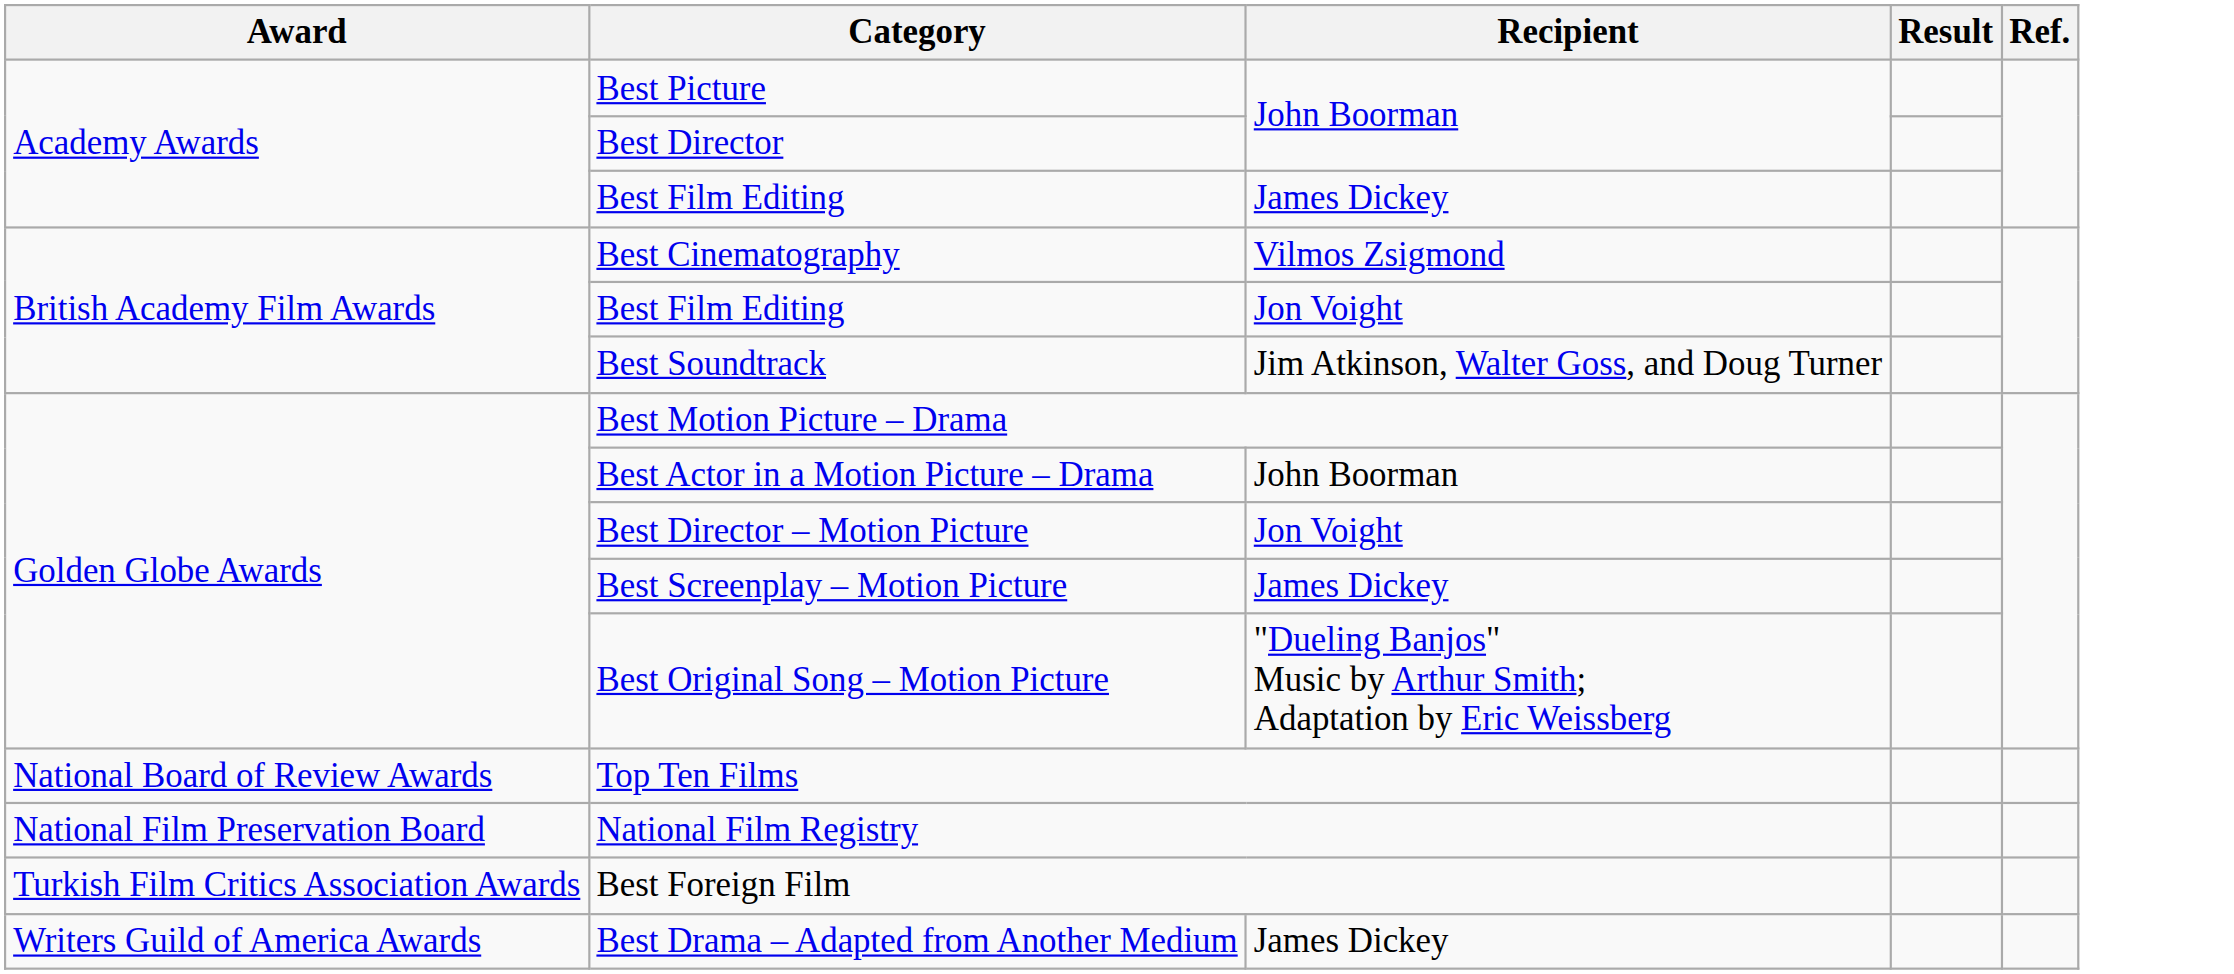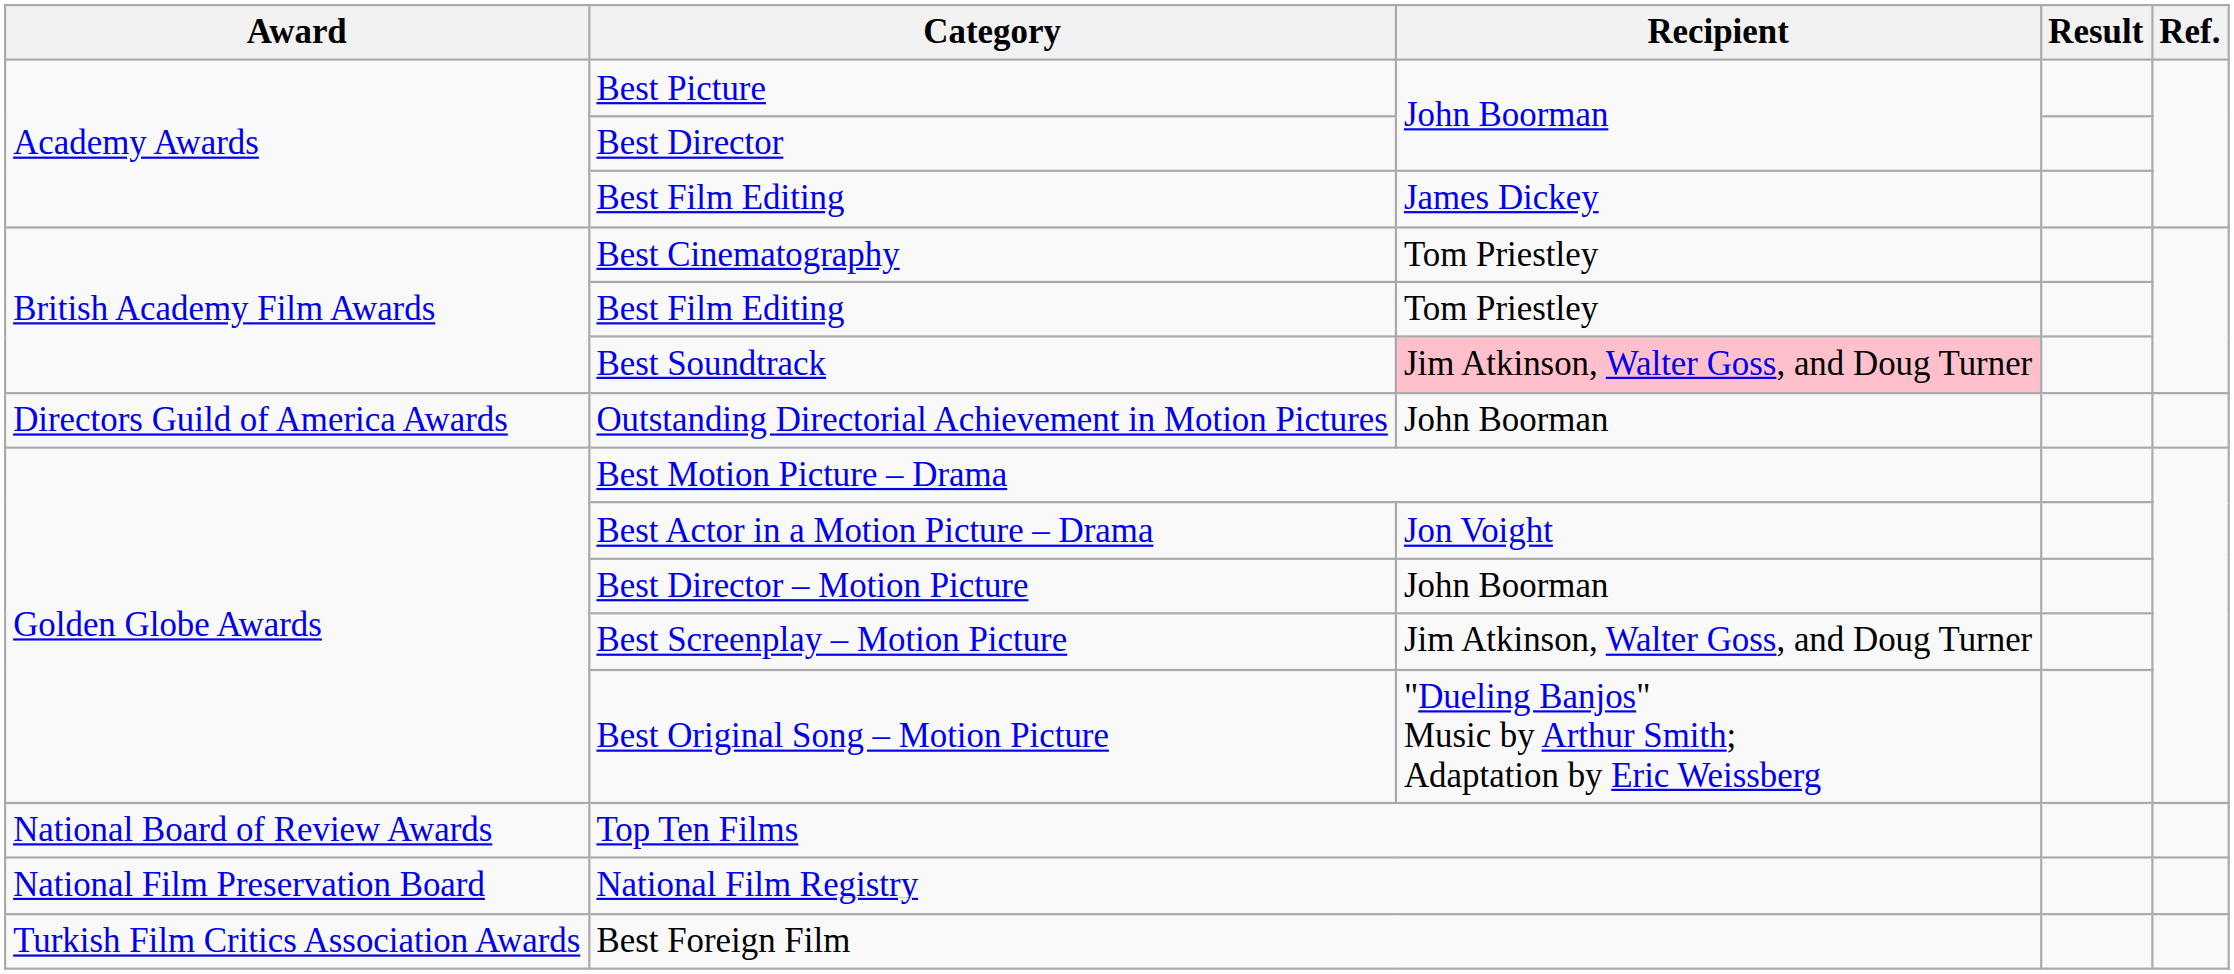(1379, 253) Vilmos Zsigmond -> (1501, 253) Tom Priestley
(1328, 308) Jon Voight -> (1501, 308) Tom Priestley
(1568, 364) no background -> (1718, 364) pink background
+ row: (260, 419)
(1356, 474) John Boorman -> (1478, 530) Jon Voight
(1328, 530) Jon Voight -> (1506, 585) John Boorman
(1351, 585) James Dickey -> (1718, 640) Jim Atkinson, Walter Goss, and Doug Turner
- row: (247, 940)
